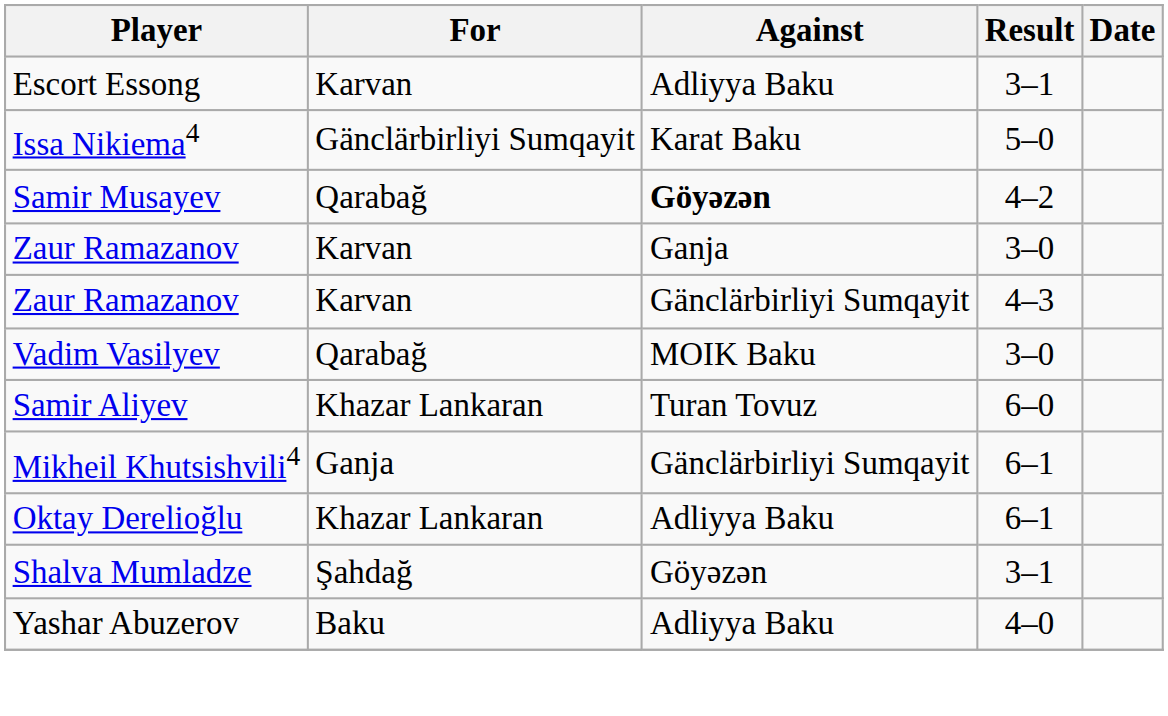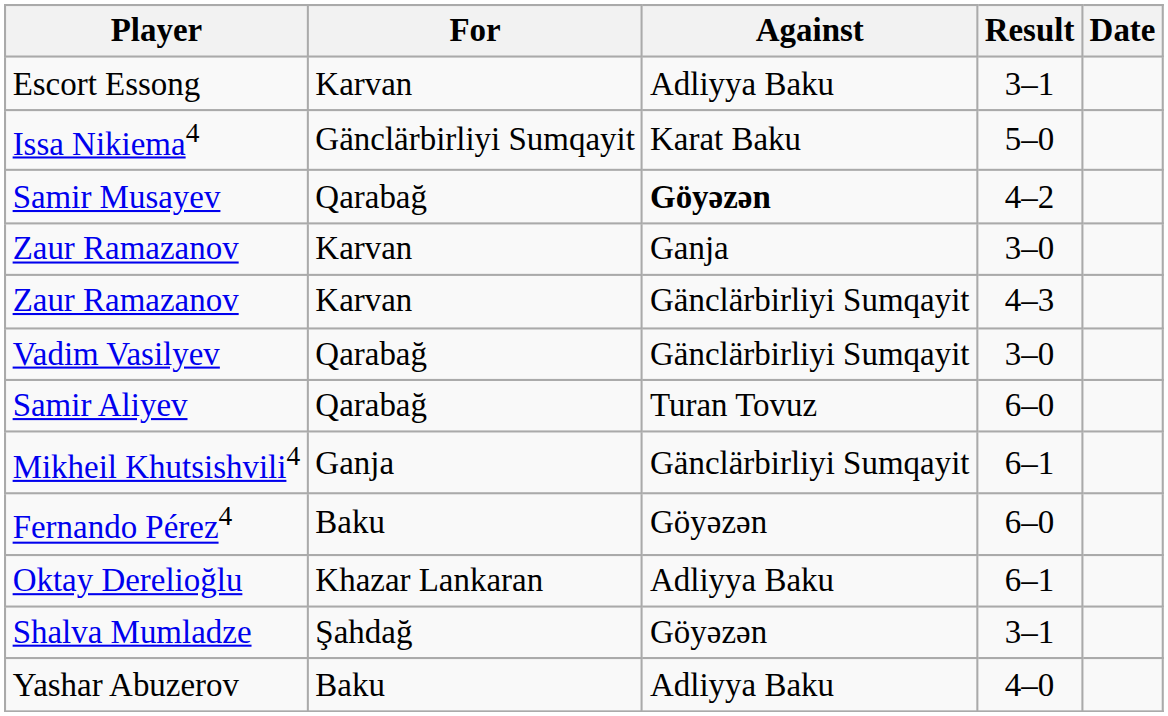(733, 353) MOIK Baku -> (810, 353) Gänclärbirliyi Sumqayit
(429, 405) Khazar Lankaran -> (371, 405) Qarabağ
+ row: (122, 523)
